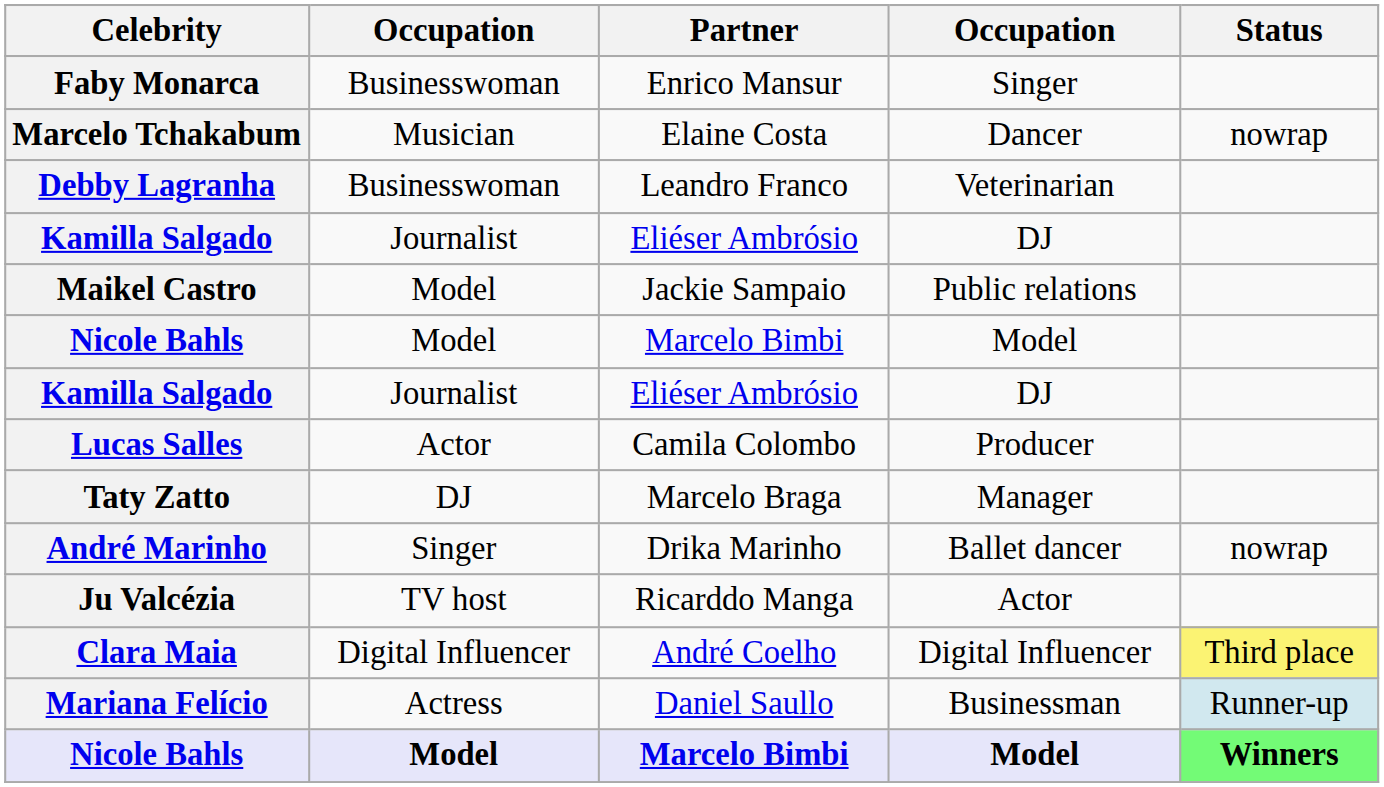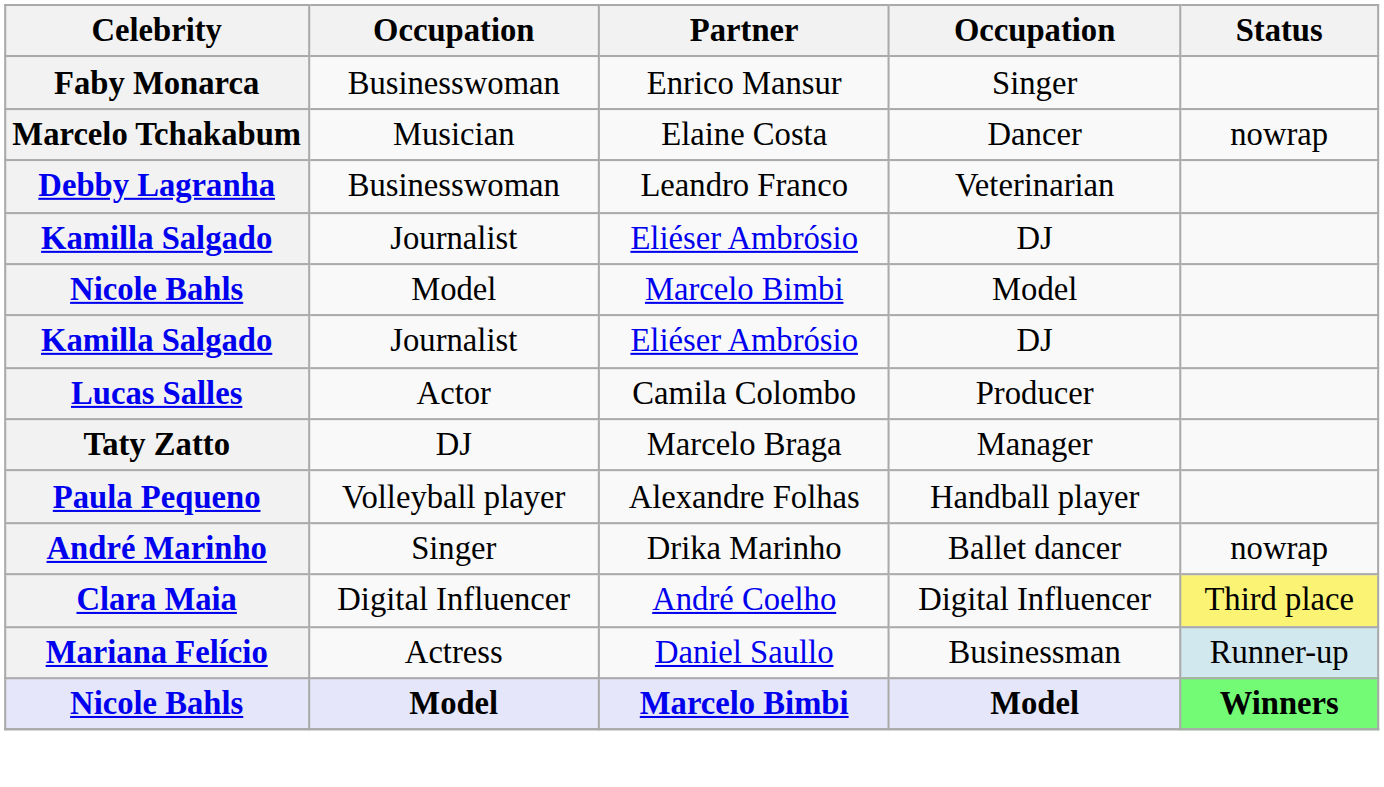- row: (157, 289)
+ row: (157, 496)
- row: (157, 599)
